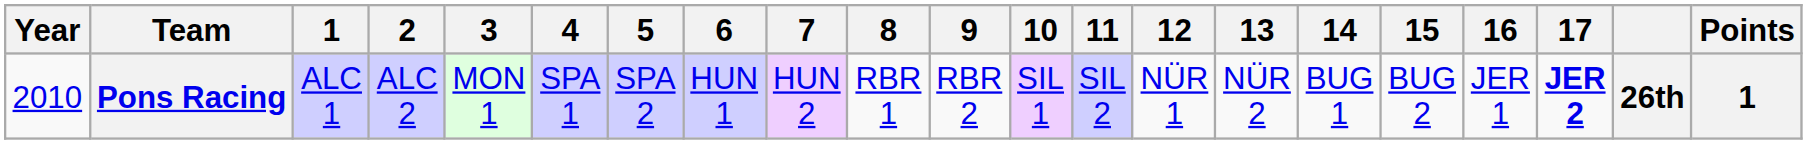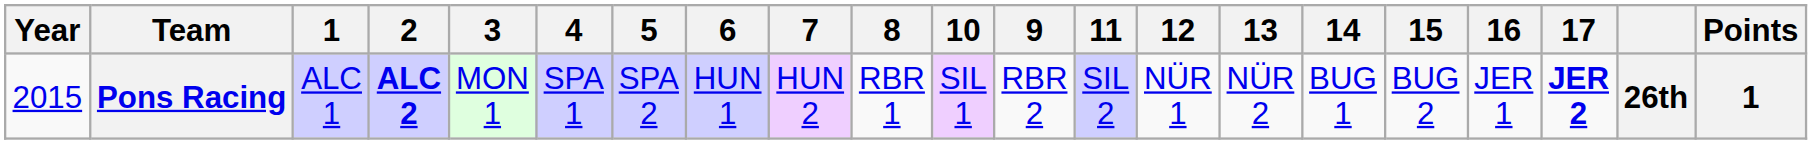columns swapped: (969, 29) <-> (1041, 29)
(47, 96) 2010 -> (47, 96) 2015
(407, 96) normal -> (409, 96) bold
